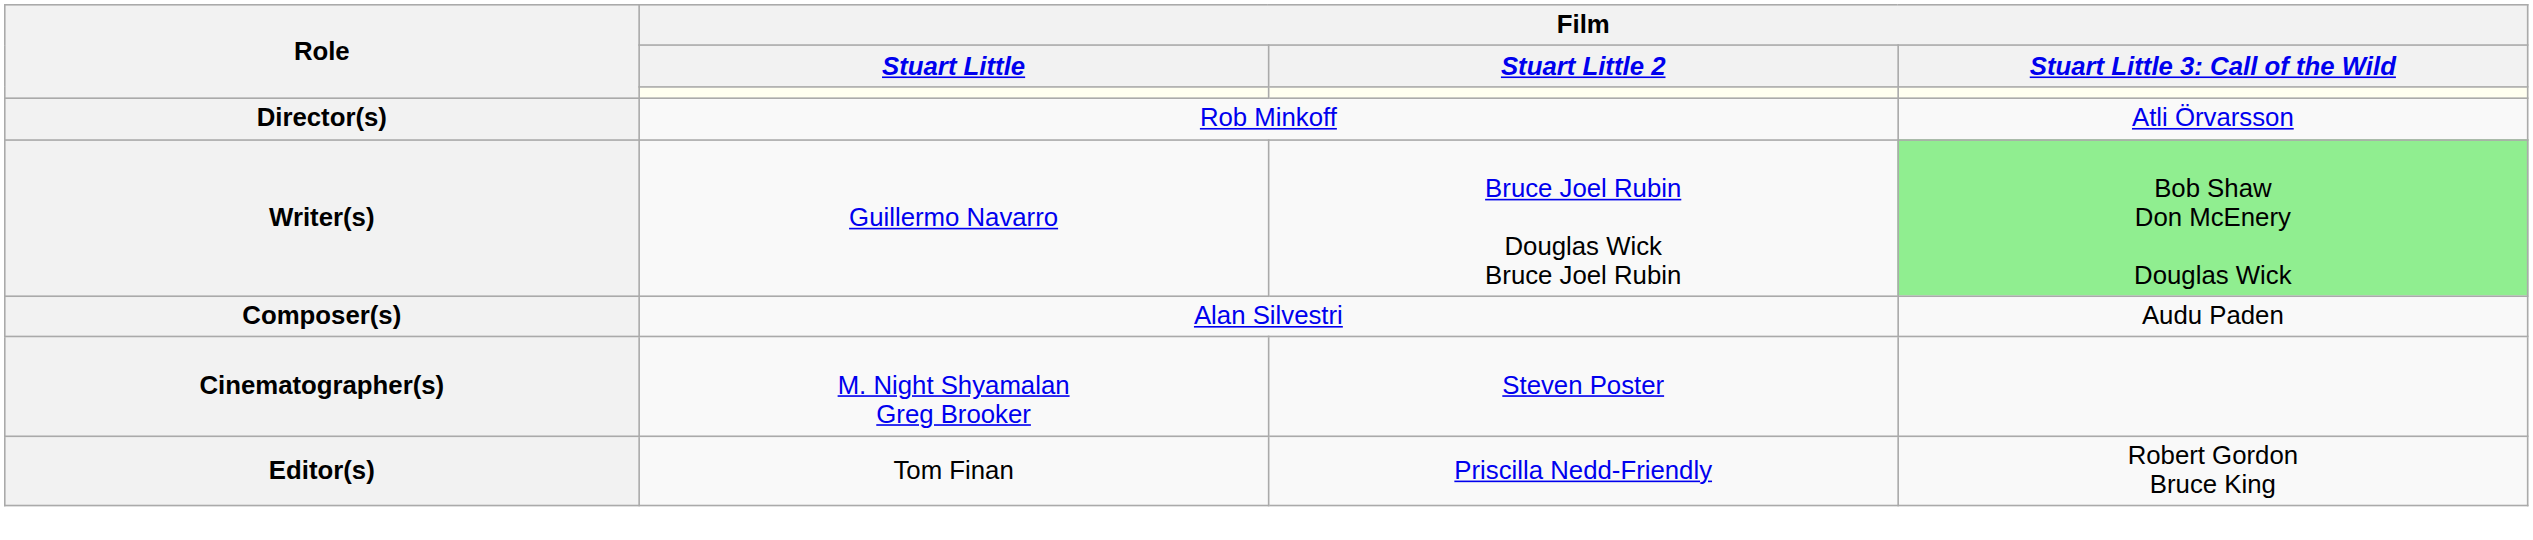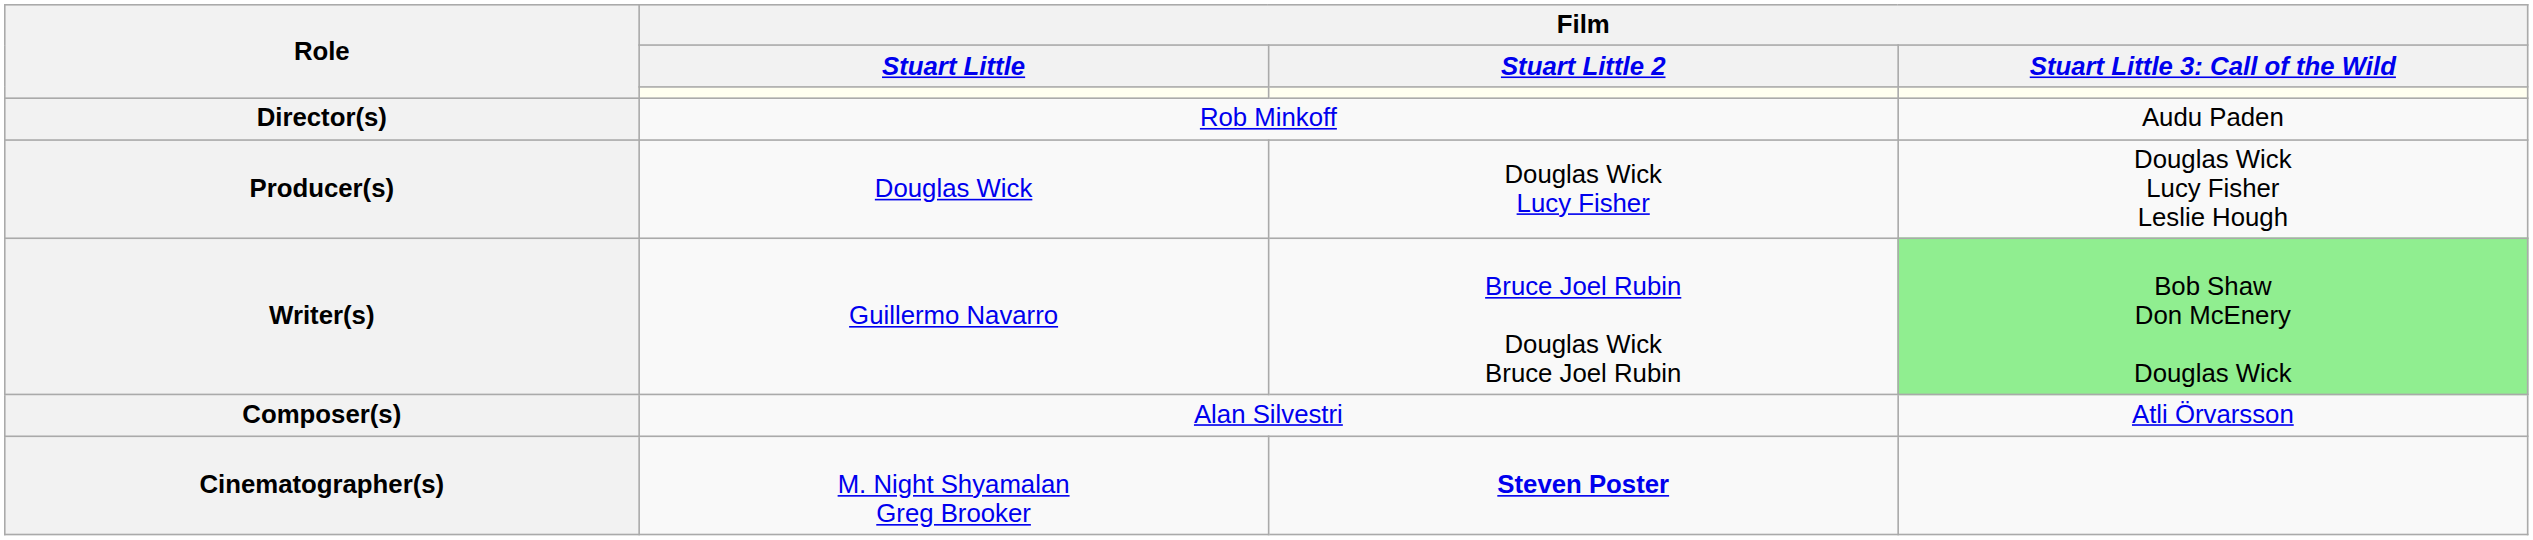(2213, 118) Atli Örvarsson -> (2213, 118) Audu Paden
+ row: (322, 188)
(2213, 316) Audu Paden -> (2213, 414) Atli Örvarsson
(1583, 385) normal -> (1583, 484) bold
- row: (322, 470)
